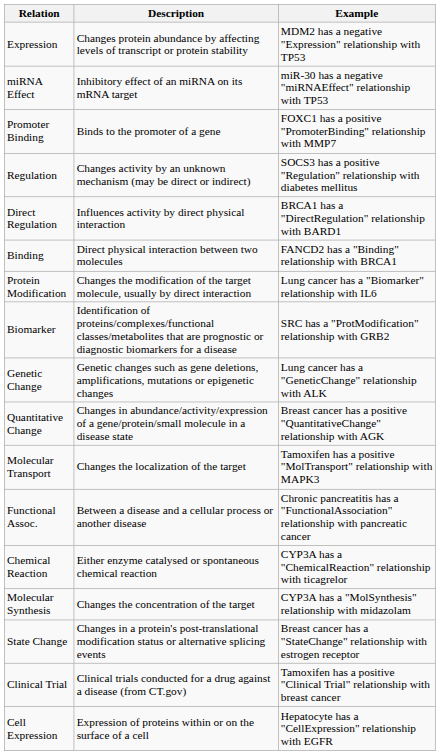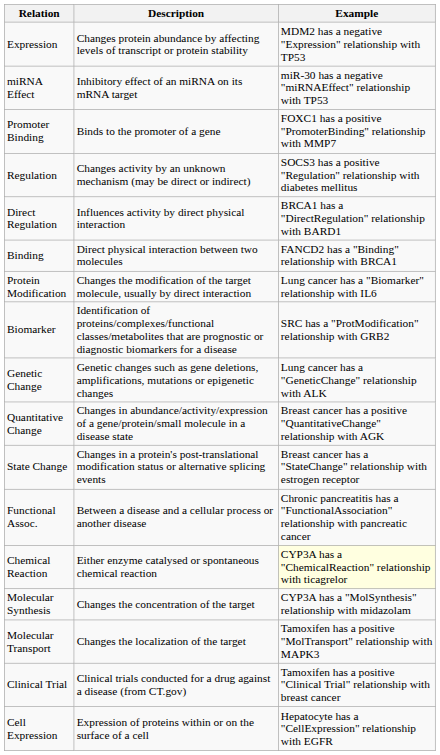rows swapped: (37, 641) <-> (30, 467)
(356, 567) no background -> (356, 567) lightyellow background
